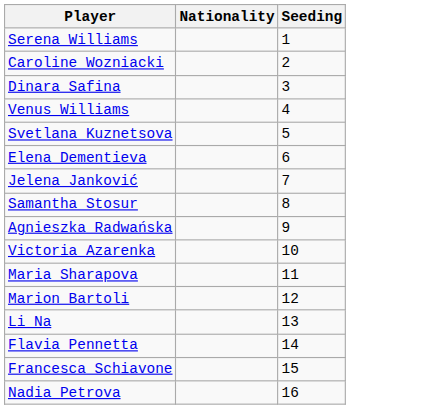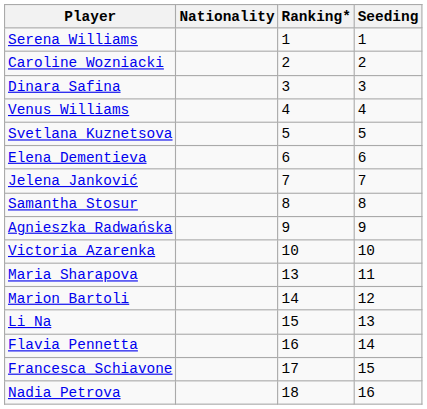+ column: (316, 16)
